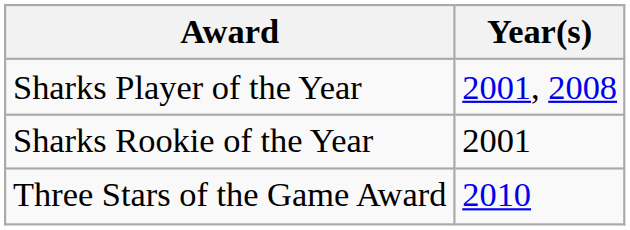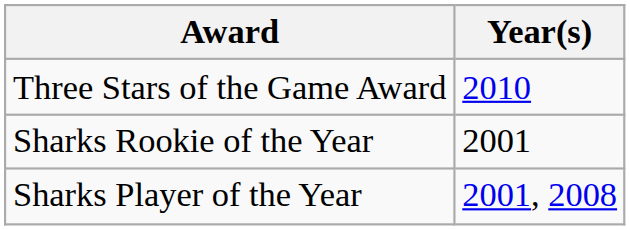rows swapped: (187, 86) <-> (230, 195)
